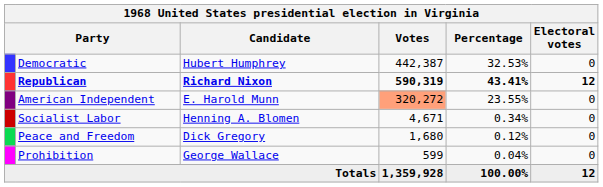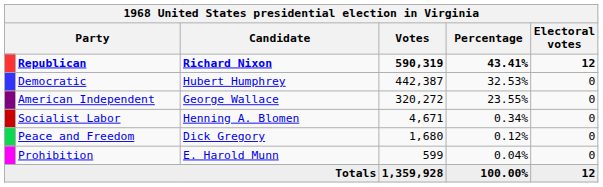rows swapped: (52, 82) <-> (52, 64)
(231, 100) E. Harold Munn -> (231, 100) George Wallace
(419, 100) lightsalmon background -> (419, 100) no background
(231, 155) George Wallace -> (231, 155) E. Harold Munn
